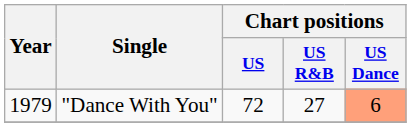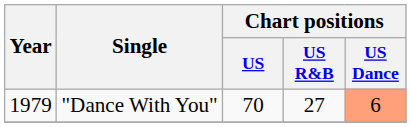(253, 105) 72 -> (253, 105) 70
